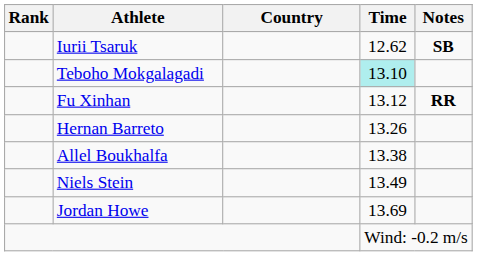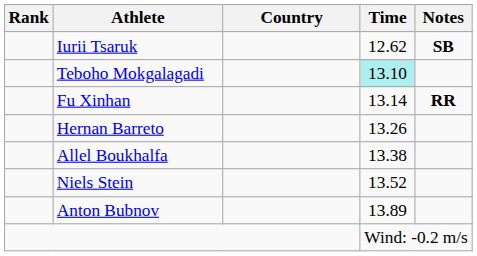(388, 100) 13.12 -> (388, 100) 13.14
(388, 182) 13.49 -> (388, 182) 13.52
- row: (103, 210)
+ row: (108, 210)
